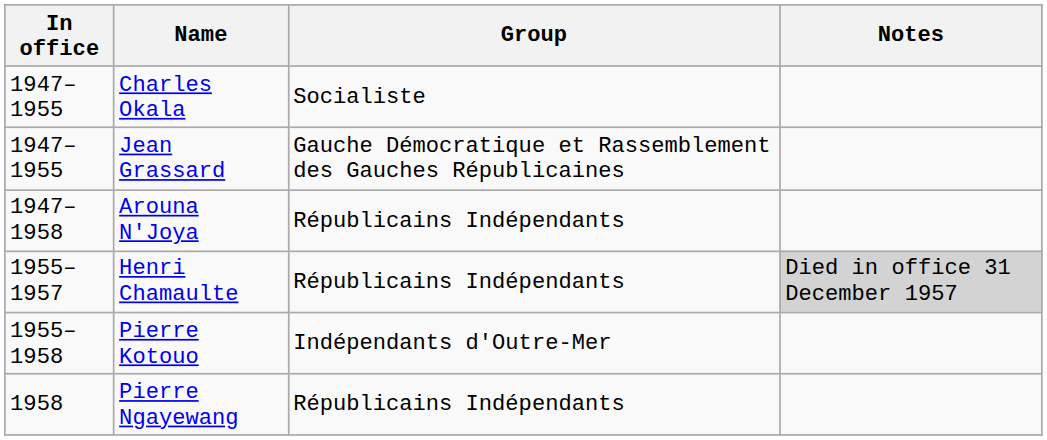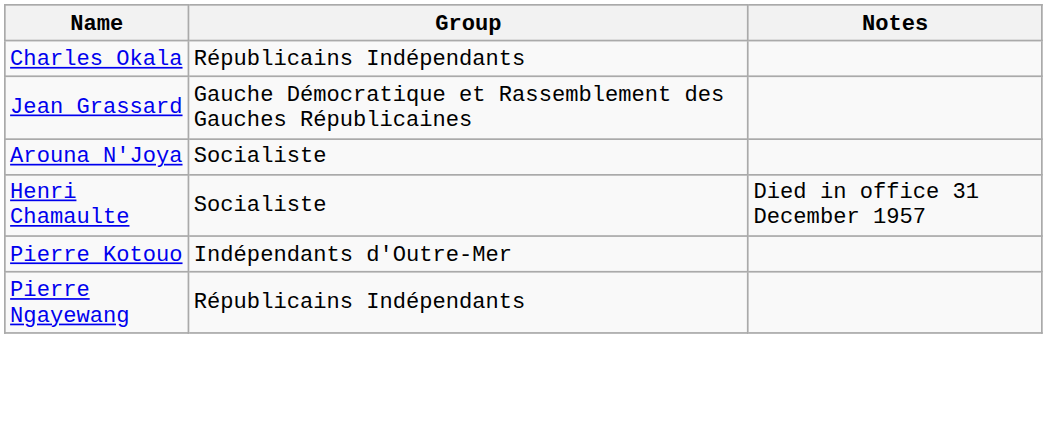- column: (59, 36)
(359, 97) Socialiste -> (360, 59) Républicains Indépendants
(459, 220) Républicains Indépendants -> (260, 156) Socialiste
(459, 282) Républicains Indépendants -> (260, 205) Socialiste
(898, 282) lightgrey background -> (866, 205) no background
